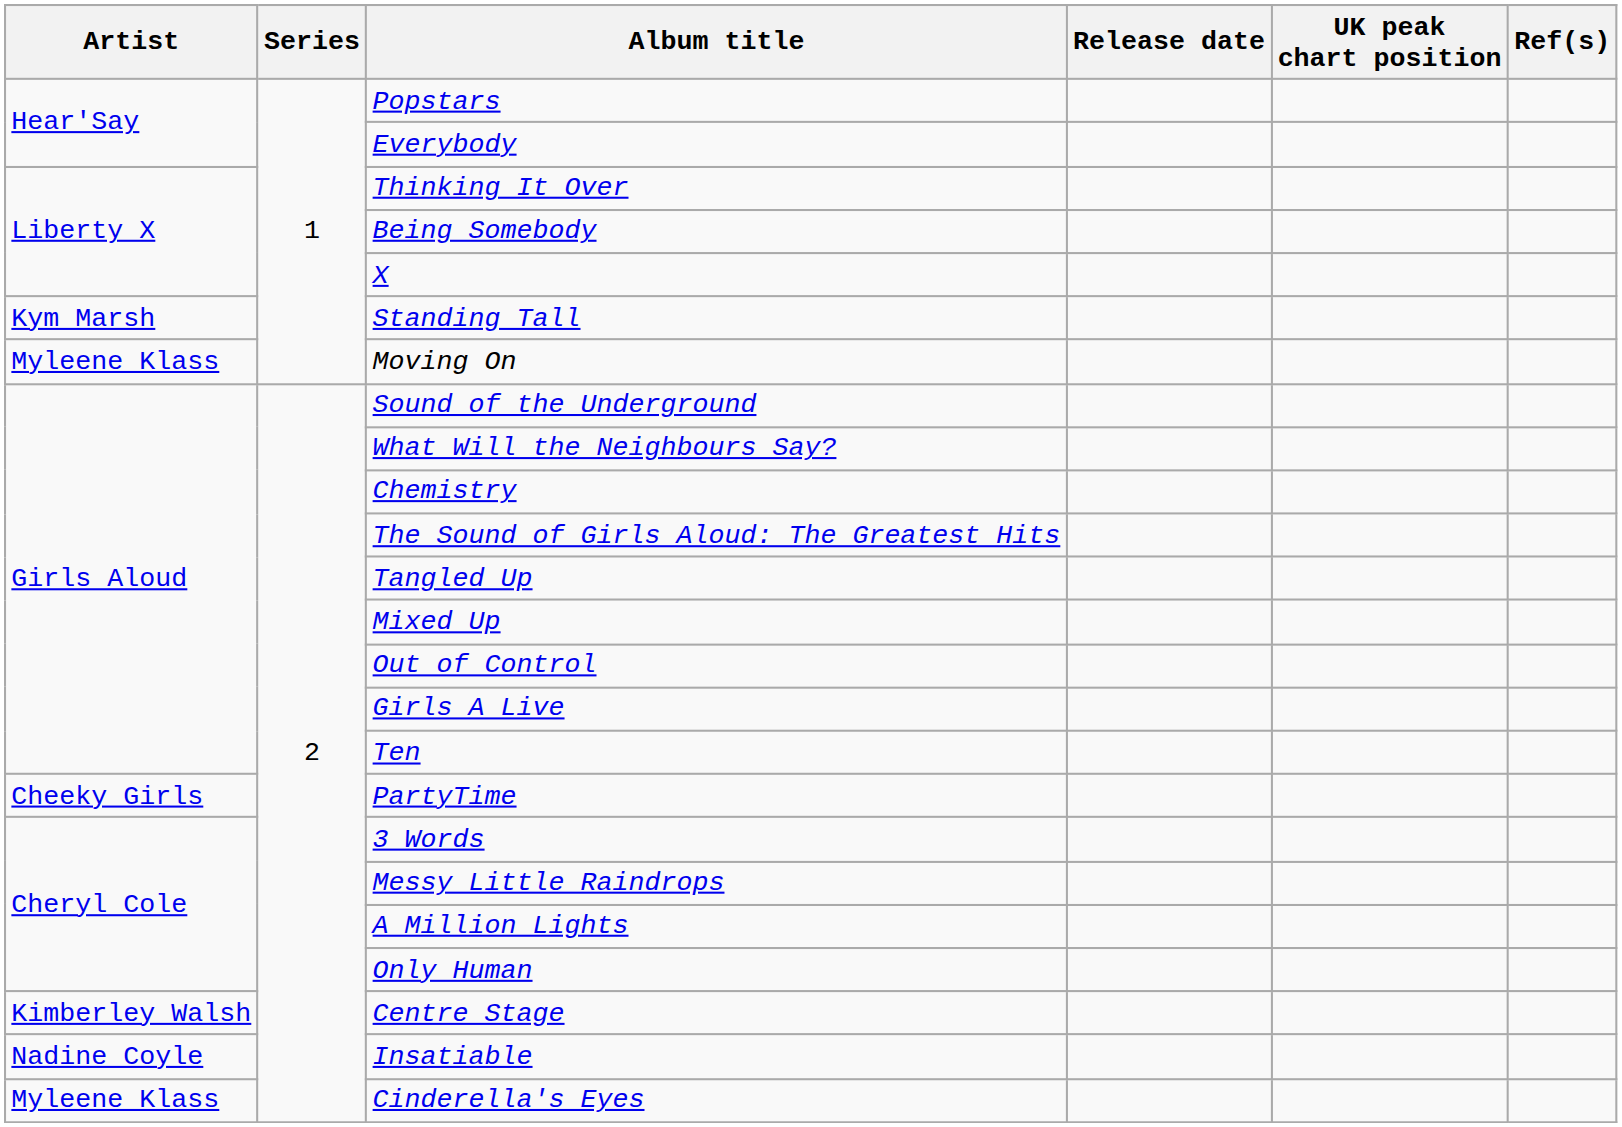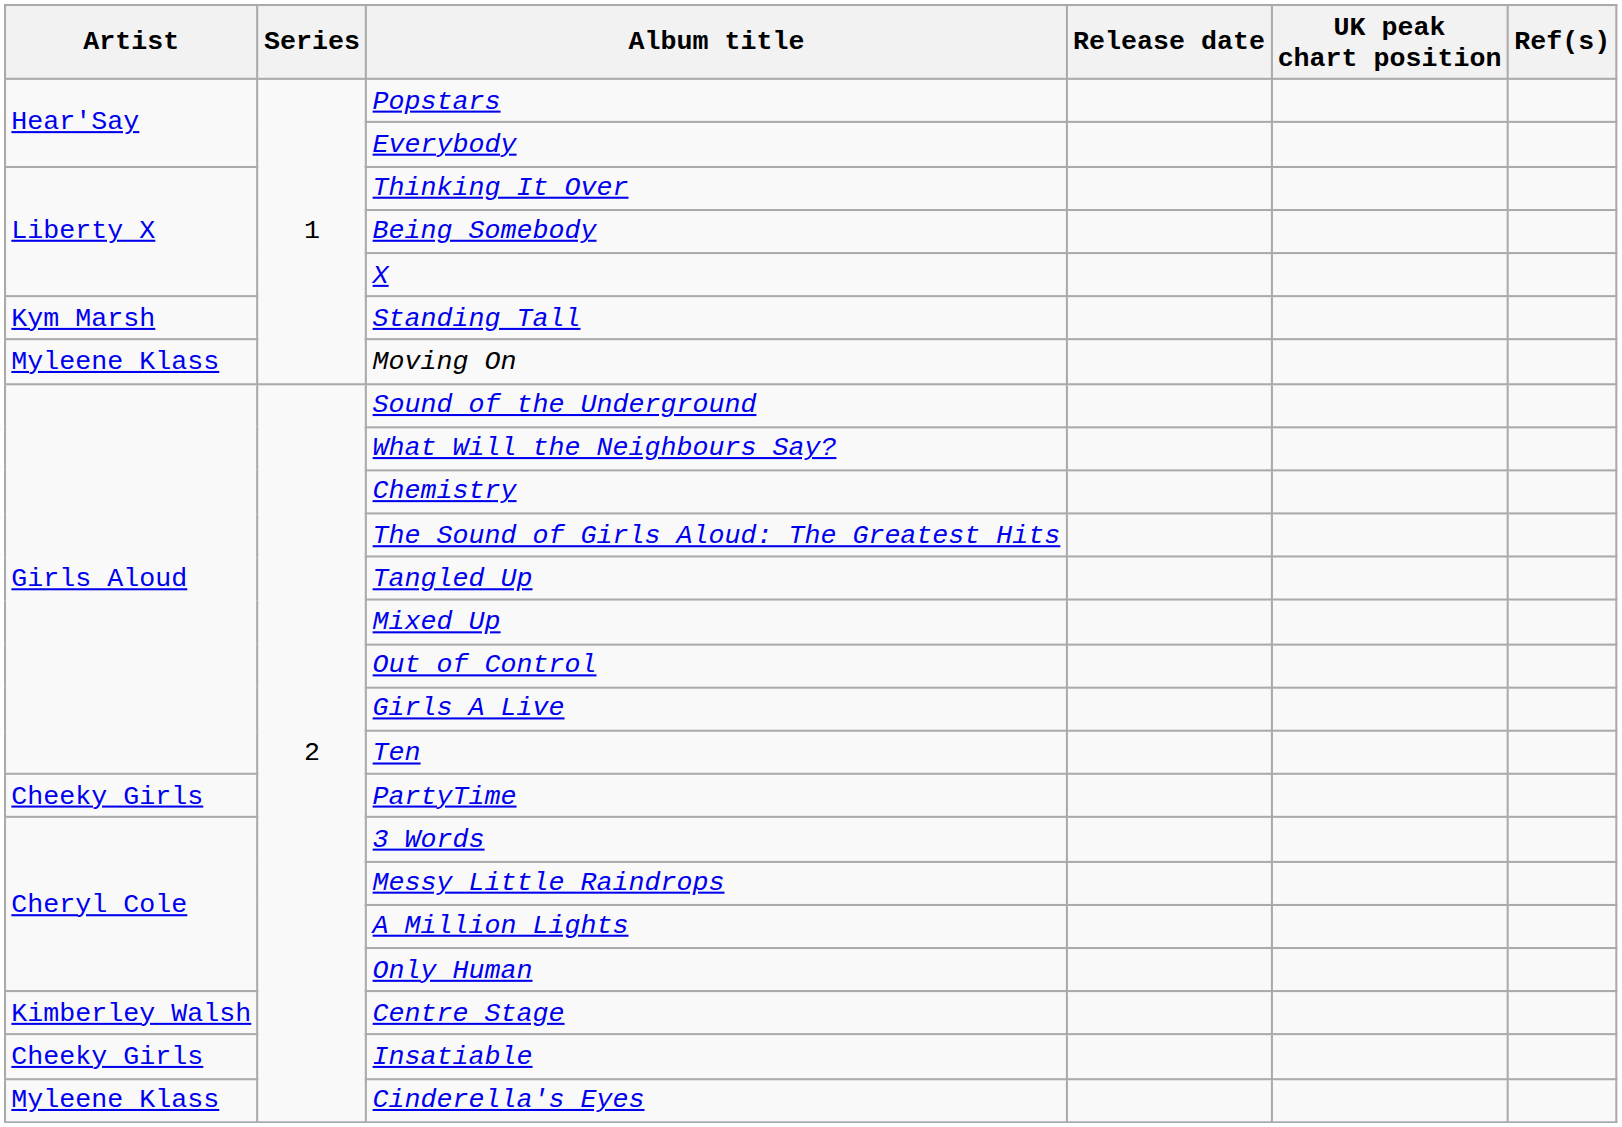(107, 1056) Nadine Coyle -> (107, 1056) Cheeky Girls
